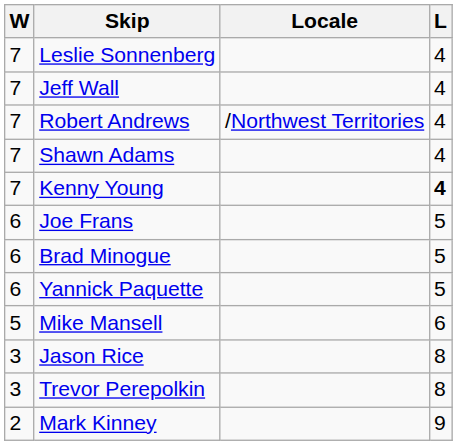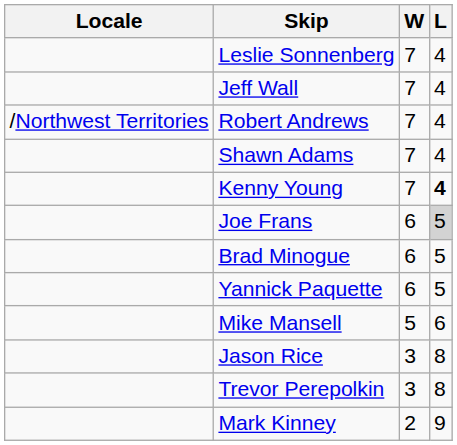columns swapped: (325, 21) <-> (19, 21)
(440, 222) no background -> (440, 222) lightgrey background
